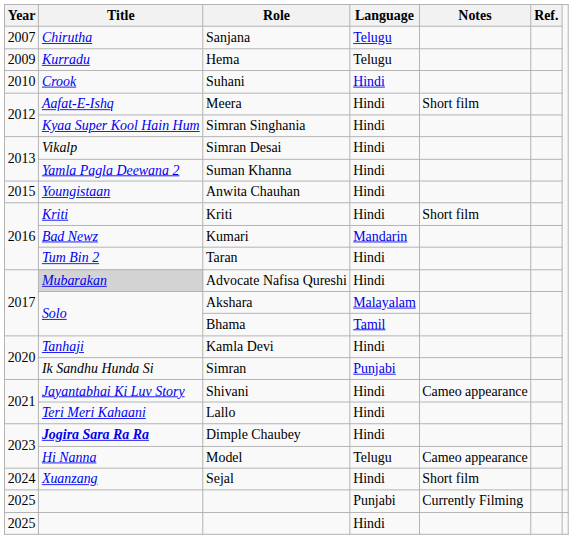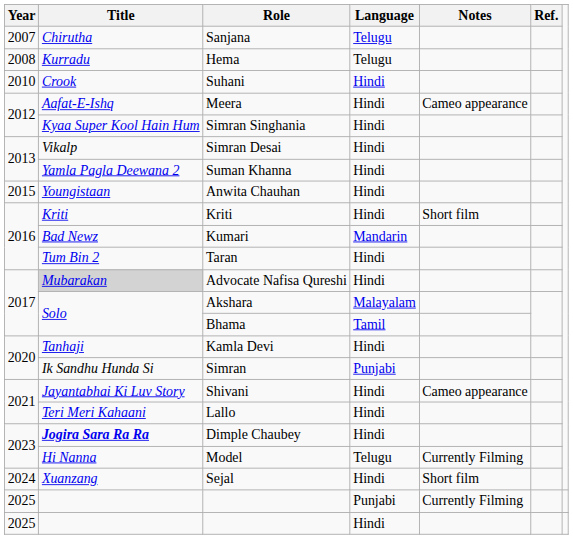(22, 59) 2009 -> (22, 59) 2008
(451, 103) Short film -> (475, 103) Cameo appearance
(475, 457) Cameo appearance -> (473, 457) Currently Filming
